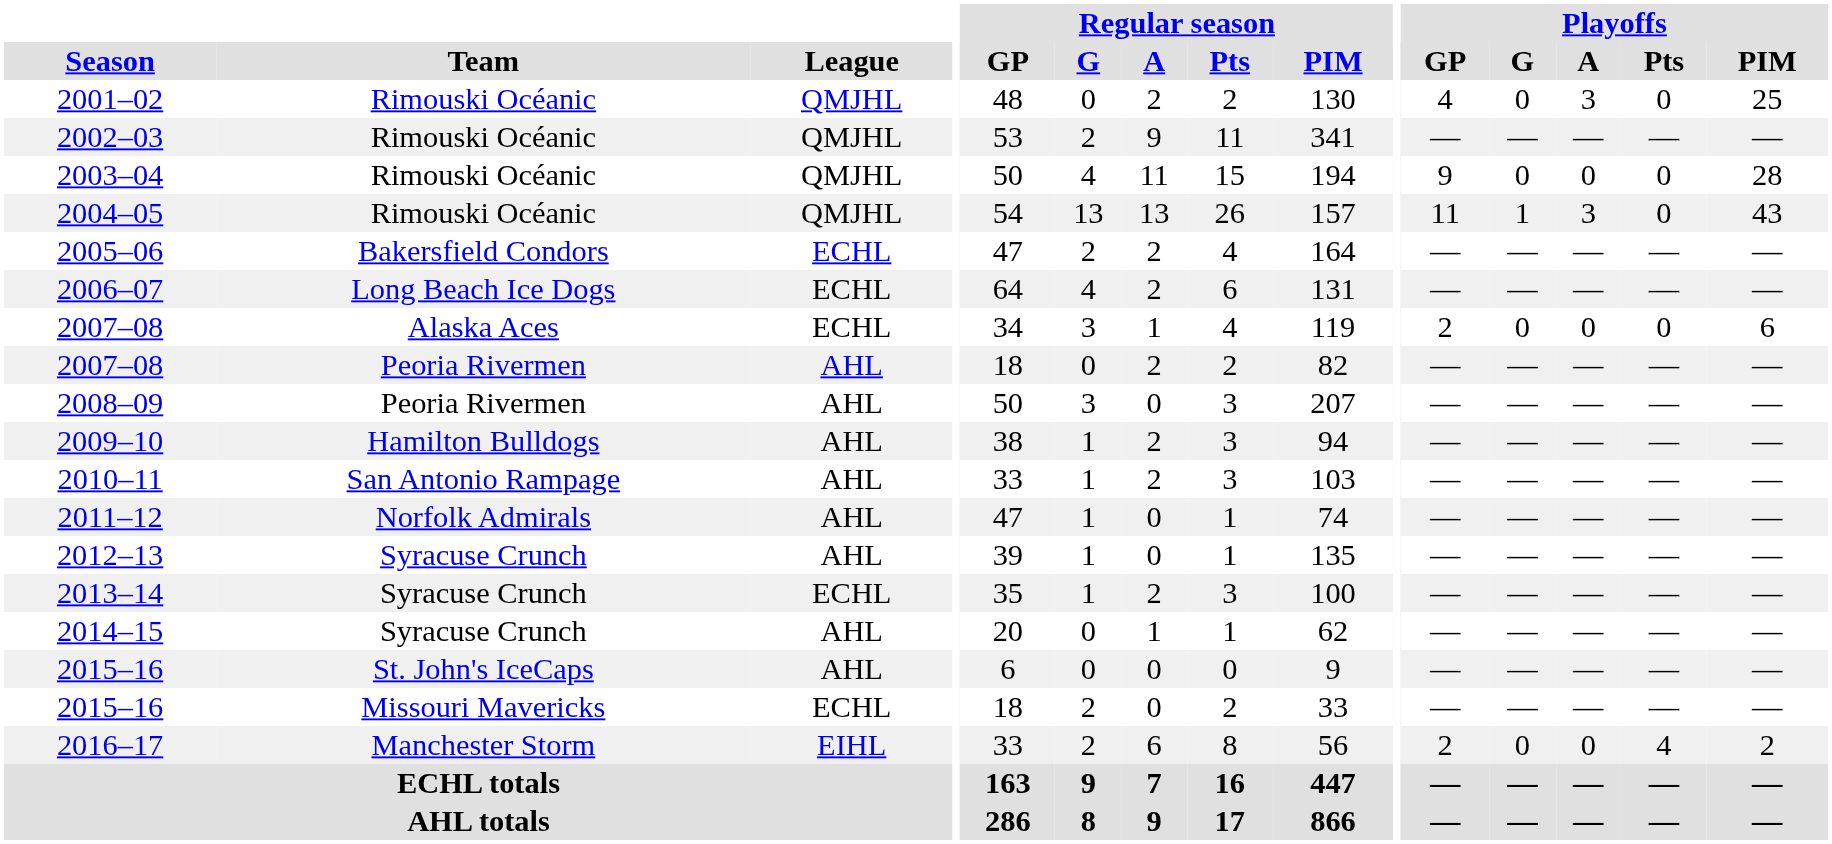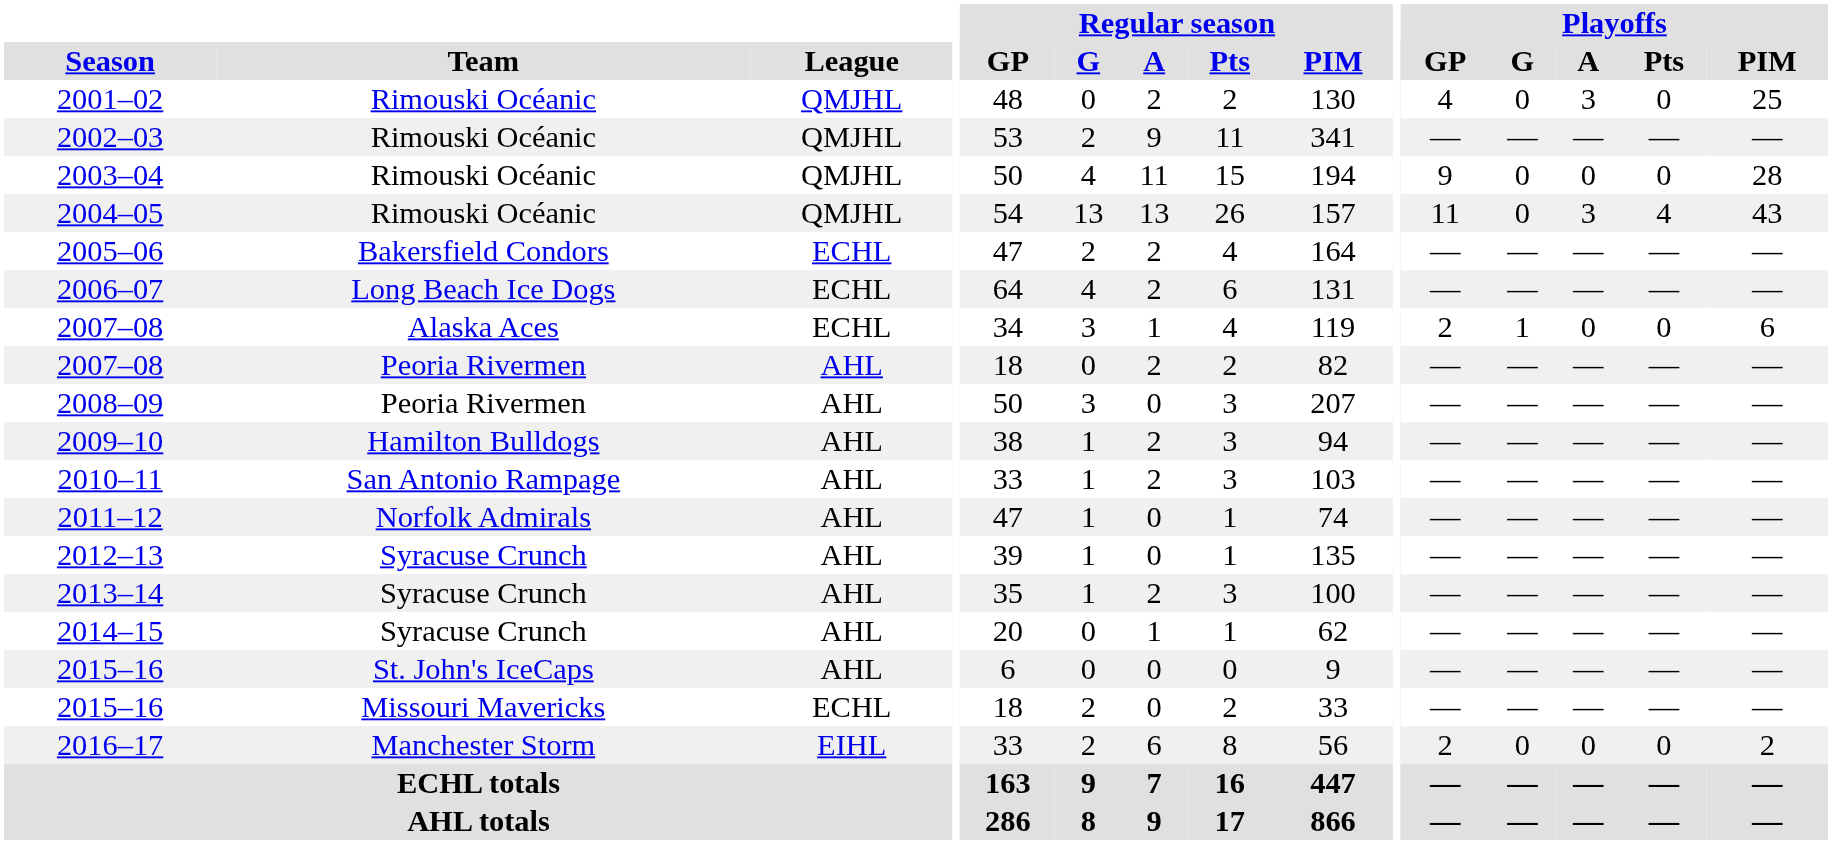(1522, 212) 1 -> (1522, 212) 0
(1664, 212) 0 -> (1664, 212) 4
(1522, 326) 0 -> (1522, 326) 1
(852, 592) ECHL -> (852, 592) AHL
(1664, 744) 4 -> (1664, 744) 0
